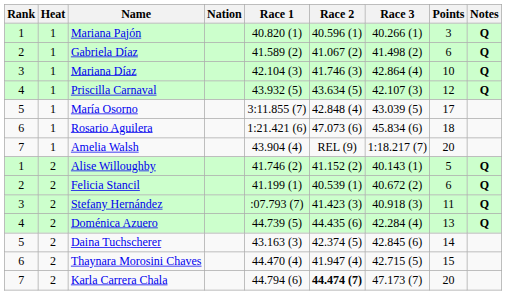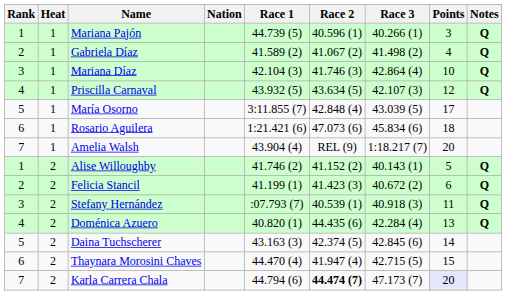(277, 33) 40.820 (1) -> (277, 33) 44.739 (5)
(449, 52) 6 -> (449, 52) 4
(337, 185) 40.539 (1) -> (337, 185) 41.423 (3)
(337, 204) 41.423 (3) -> (337, 204) 40.539 (1)
(277, 223) 44.739 (5) -> (277, 223) 40.820 (1)
(449, 280) no background -> (449, 280) lavender background
